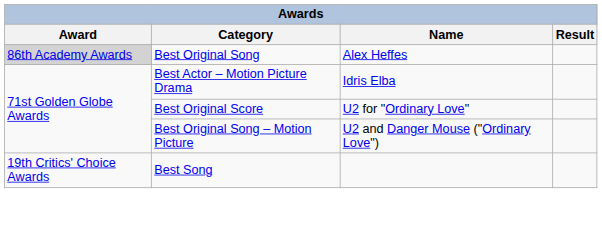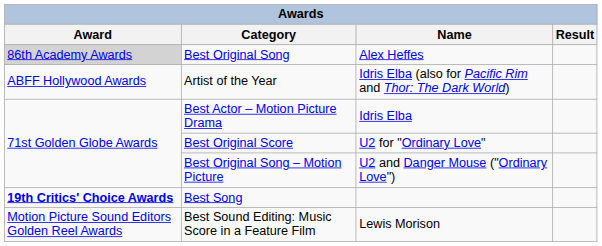+ row: (230, 81)
(62, 170) normal -> (90, 197) bold
+ row: (258, 224)
